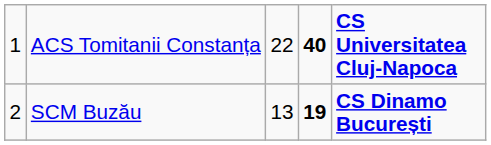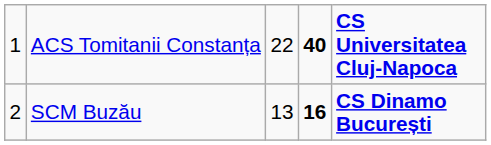(315, 112) 19 -> (315, 112) 16
